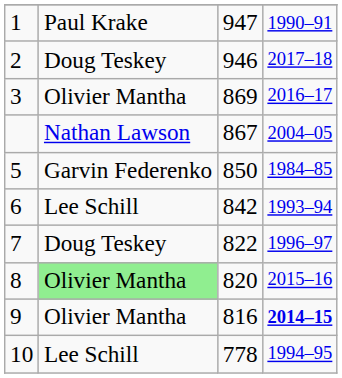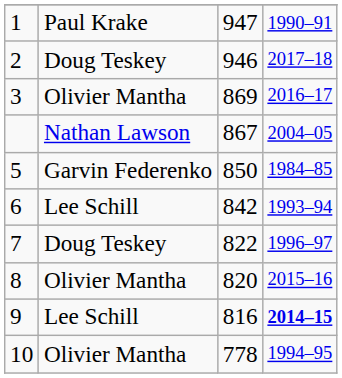(115, 280) lightgreen background -> (115, 280) no background
(115, 317) Olivier Mantha -> (91, 317) Lee Schill
(91, 354) Lee Schill -> (115, 354) Olivier Mantha
